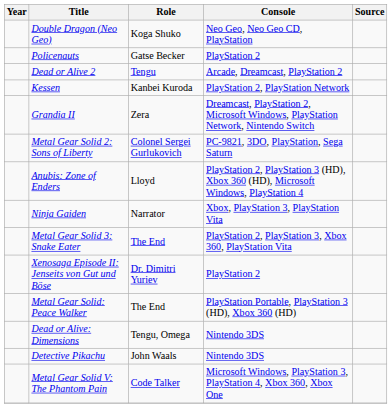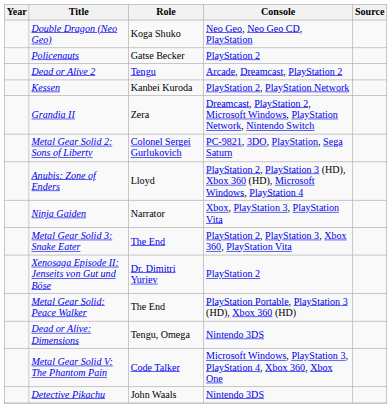rows swapped: (72, 383) <-> (68, 356)
